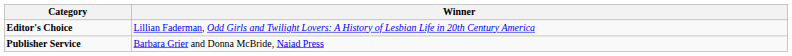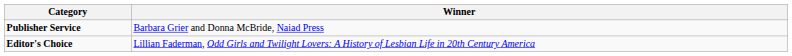rows swapped: (40, 28) <-> (44, 43)
